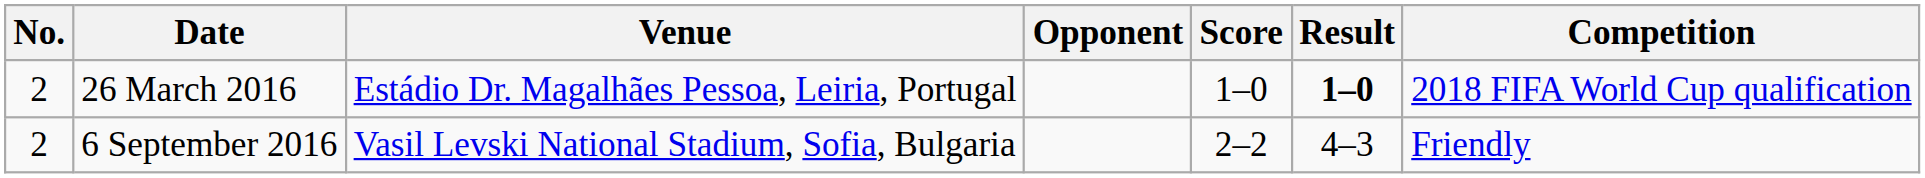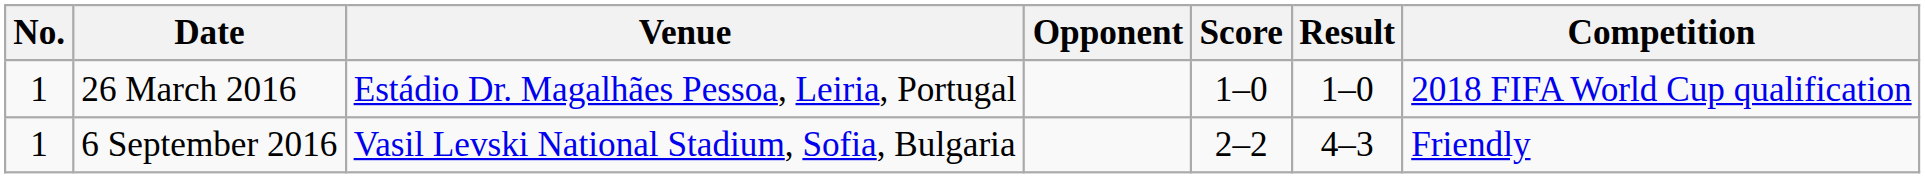(39, 88) 2 -> (39, 88) 1
(1347, 88) bold -> (1347, 88) normal
(39, 144) 2 -> (39, 144) 1
